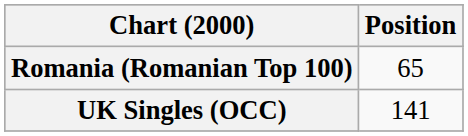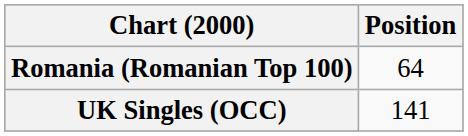(411, 67) 65 -> (411, 67) 64
